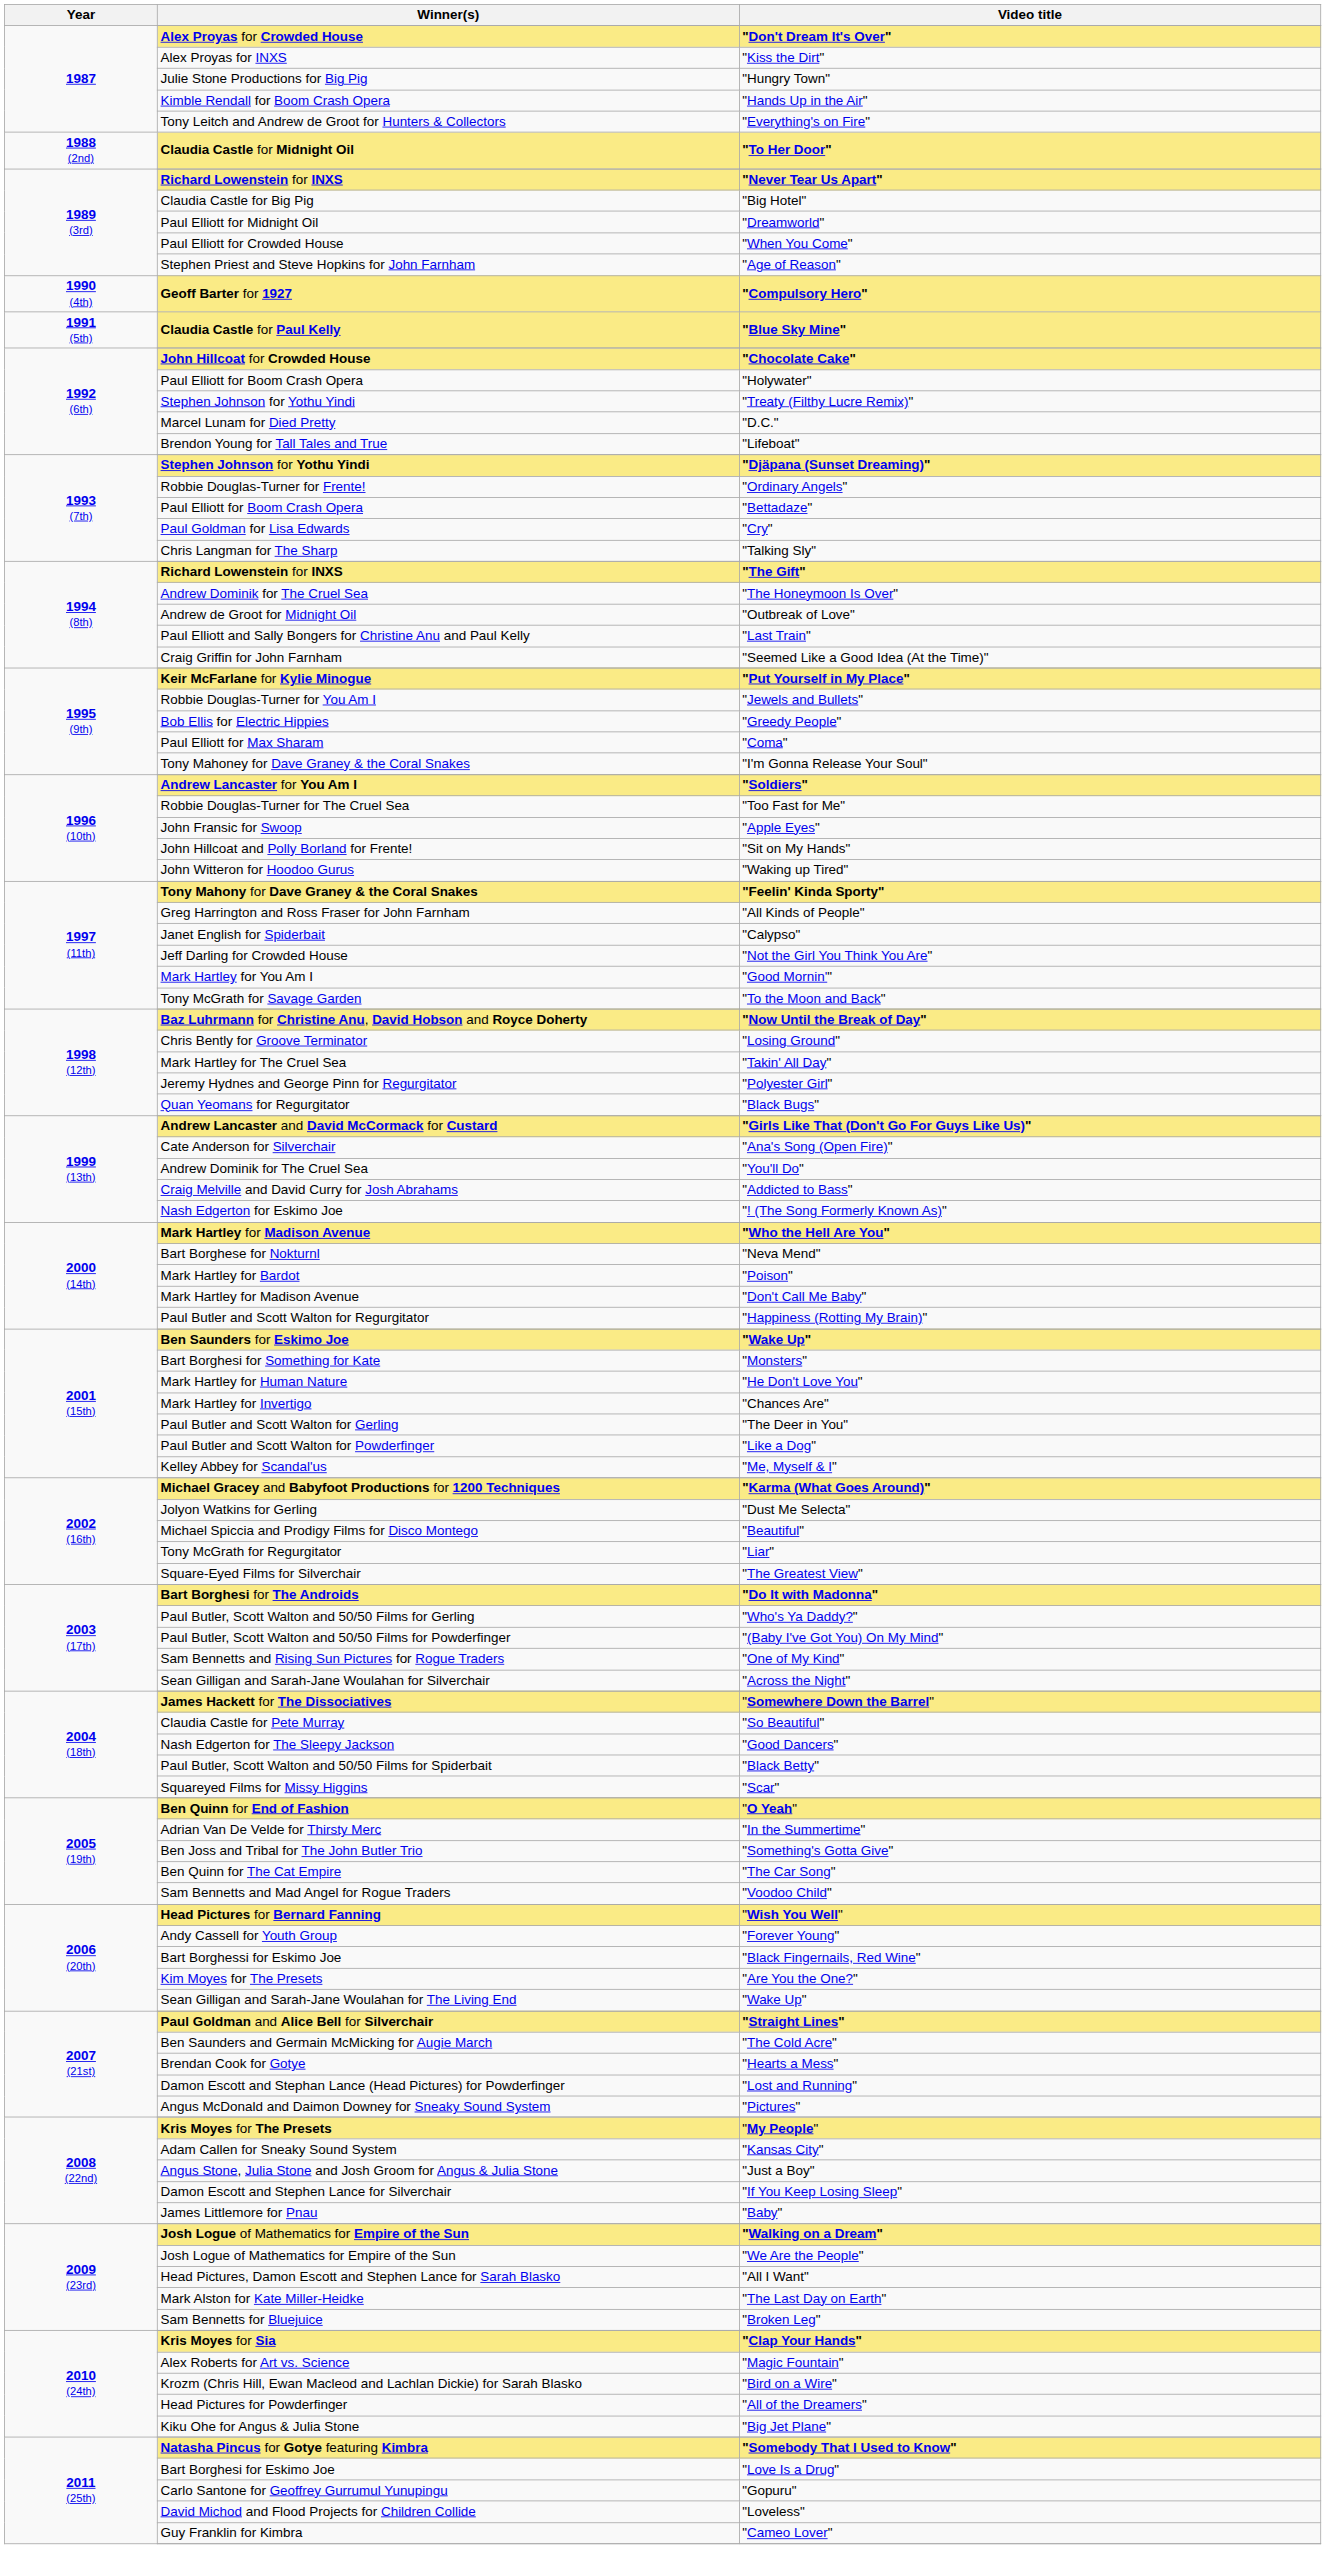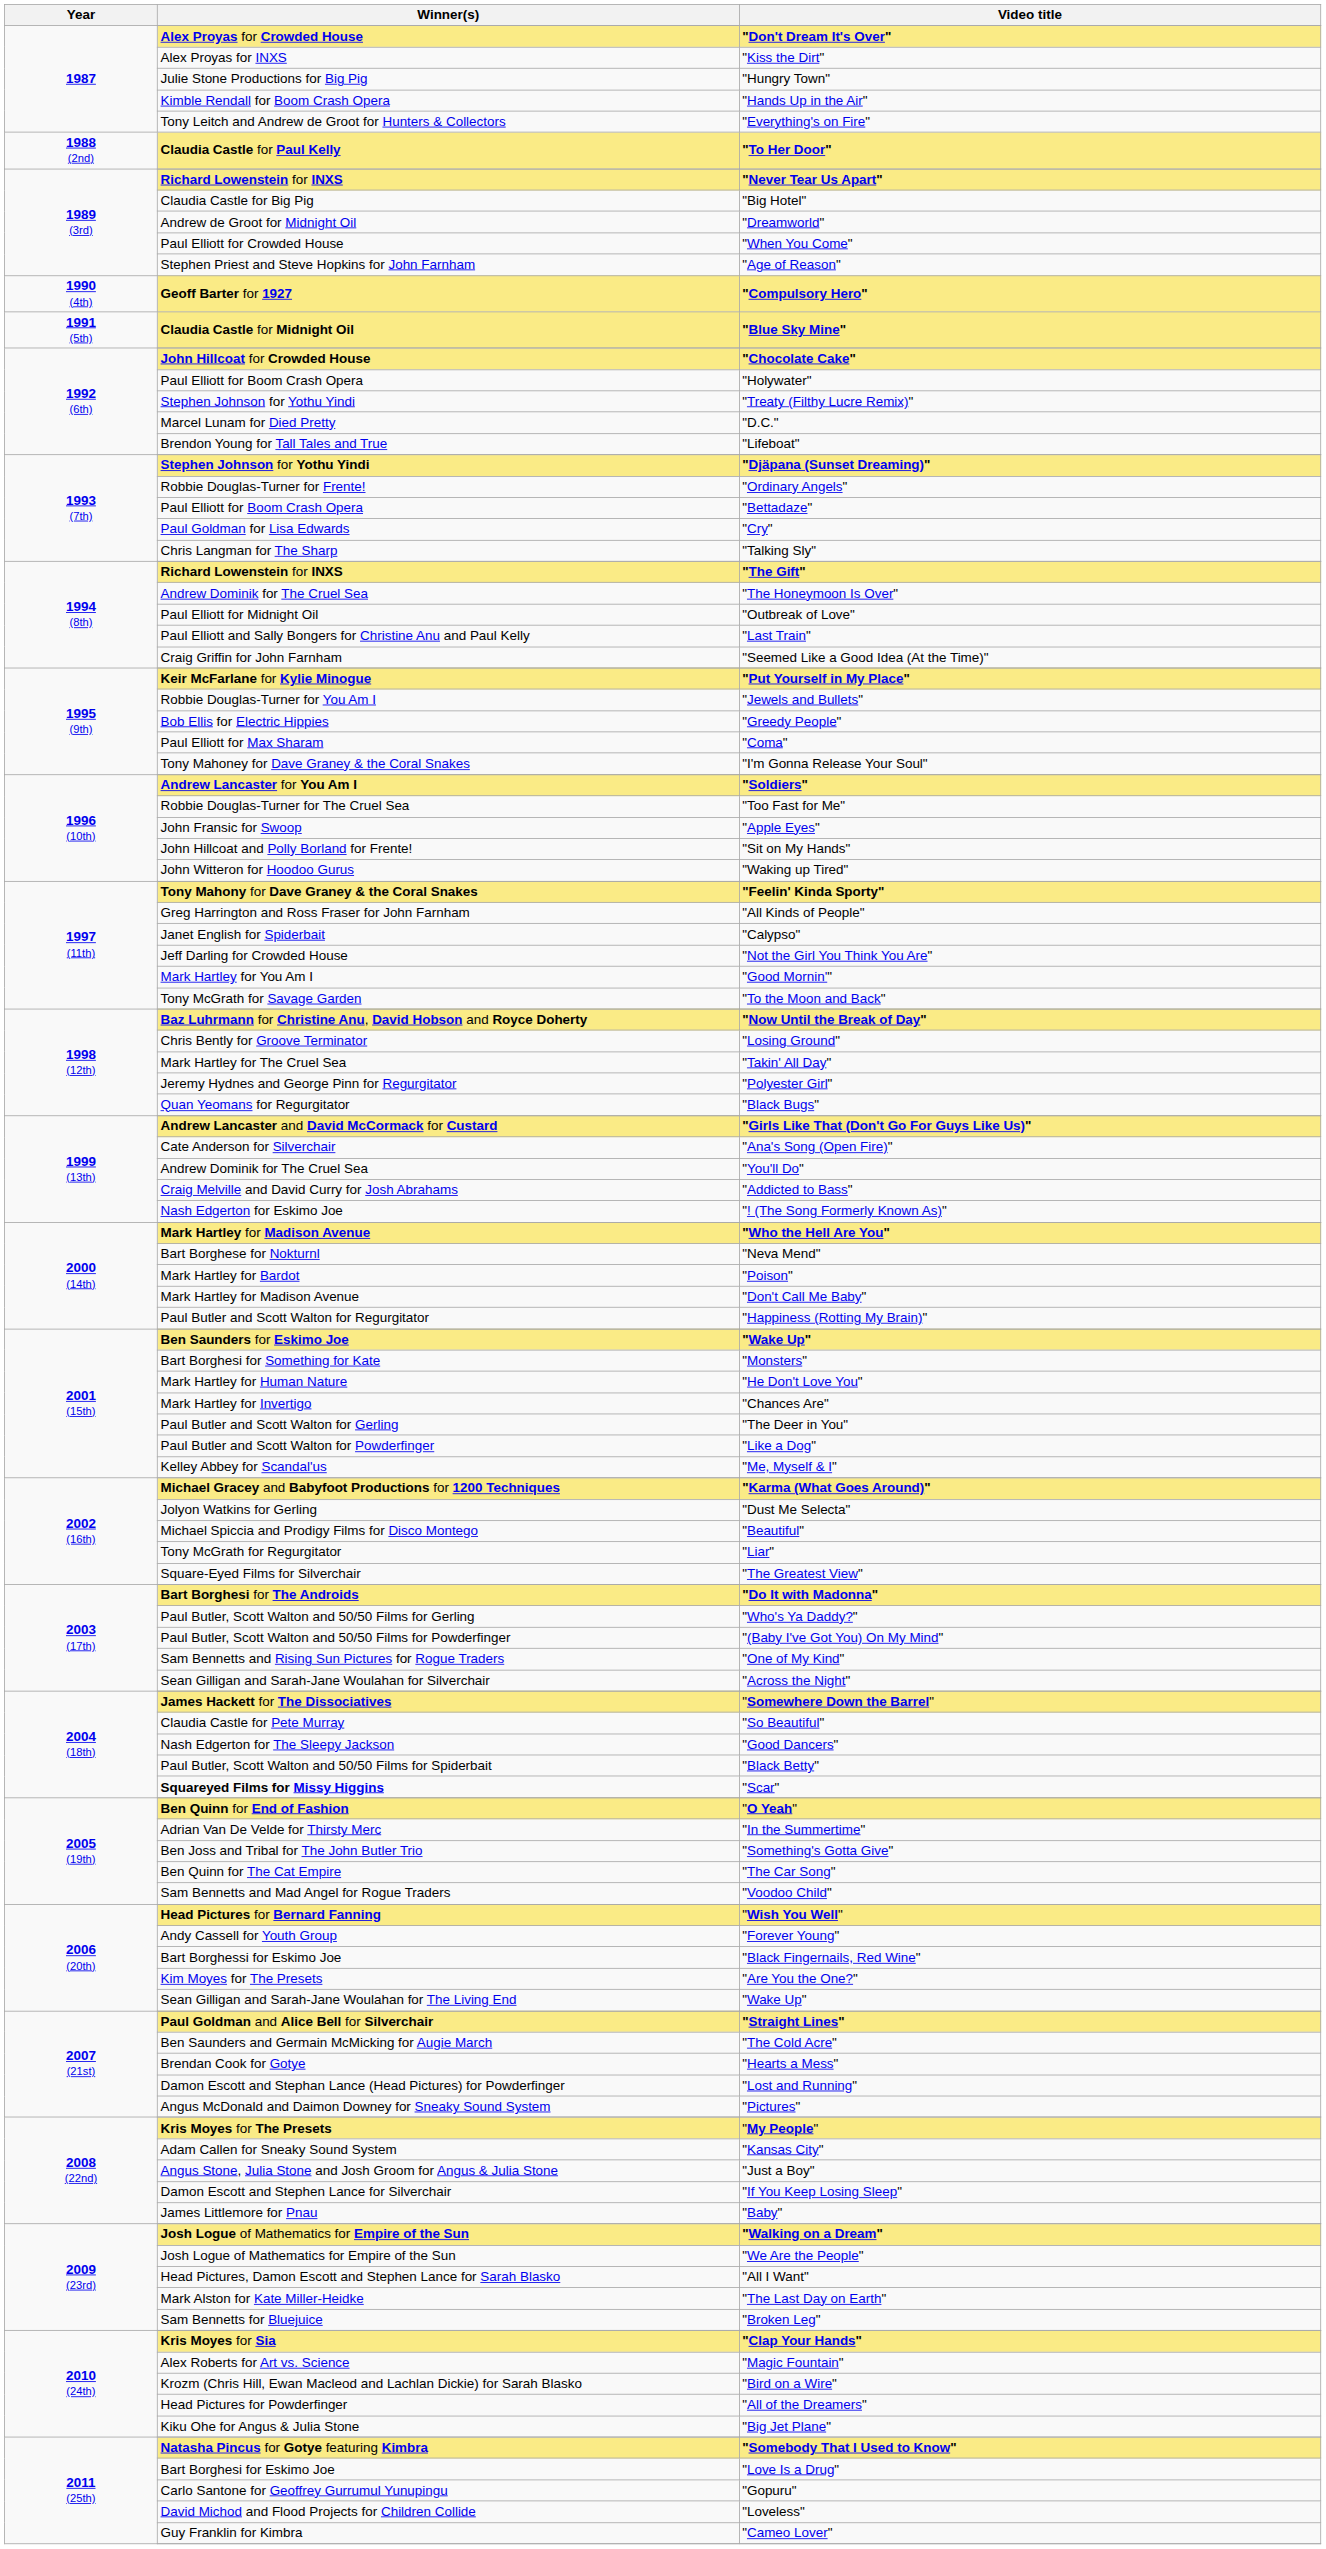(257, 150) Claudia Castle for Midnight Oil -> (251, 150) Claudia Castle for Paul Kelly
(239, 222) Paul Elliott for Midnight Oil -> (258, 222) Andrew de Groot for Midnight Oil
(251, 330) Claudia Castle for Paul Kelly -> (257, 330) Claudia Castle for Midnight Oil
(258, 614) Andrew de Groot for Midnight Oil -> (239, 614) Paul Elliott for Midnight Oil
(264, 1787) normal -> (272, 1787) bold
